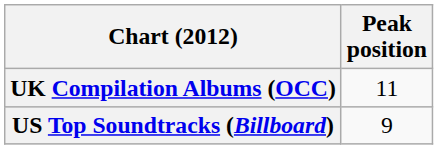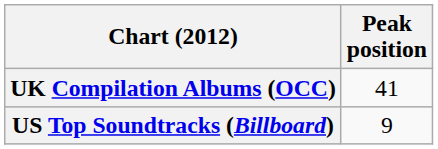(387, 87) 11 -> (387, 87) 41
